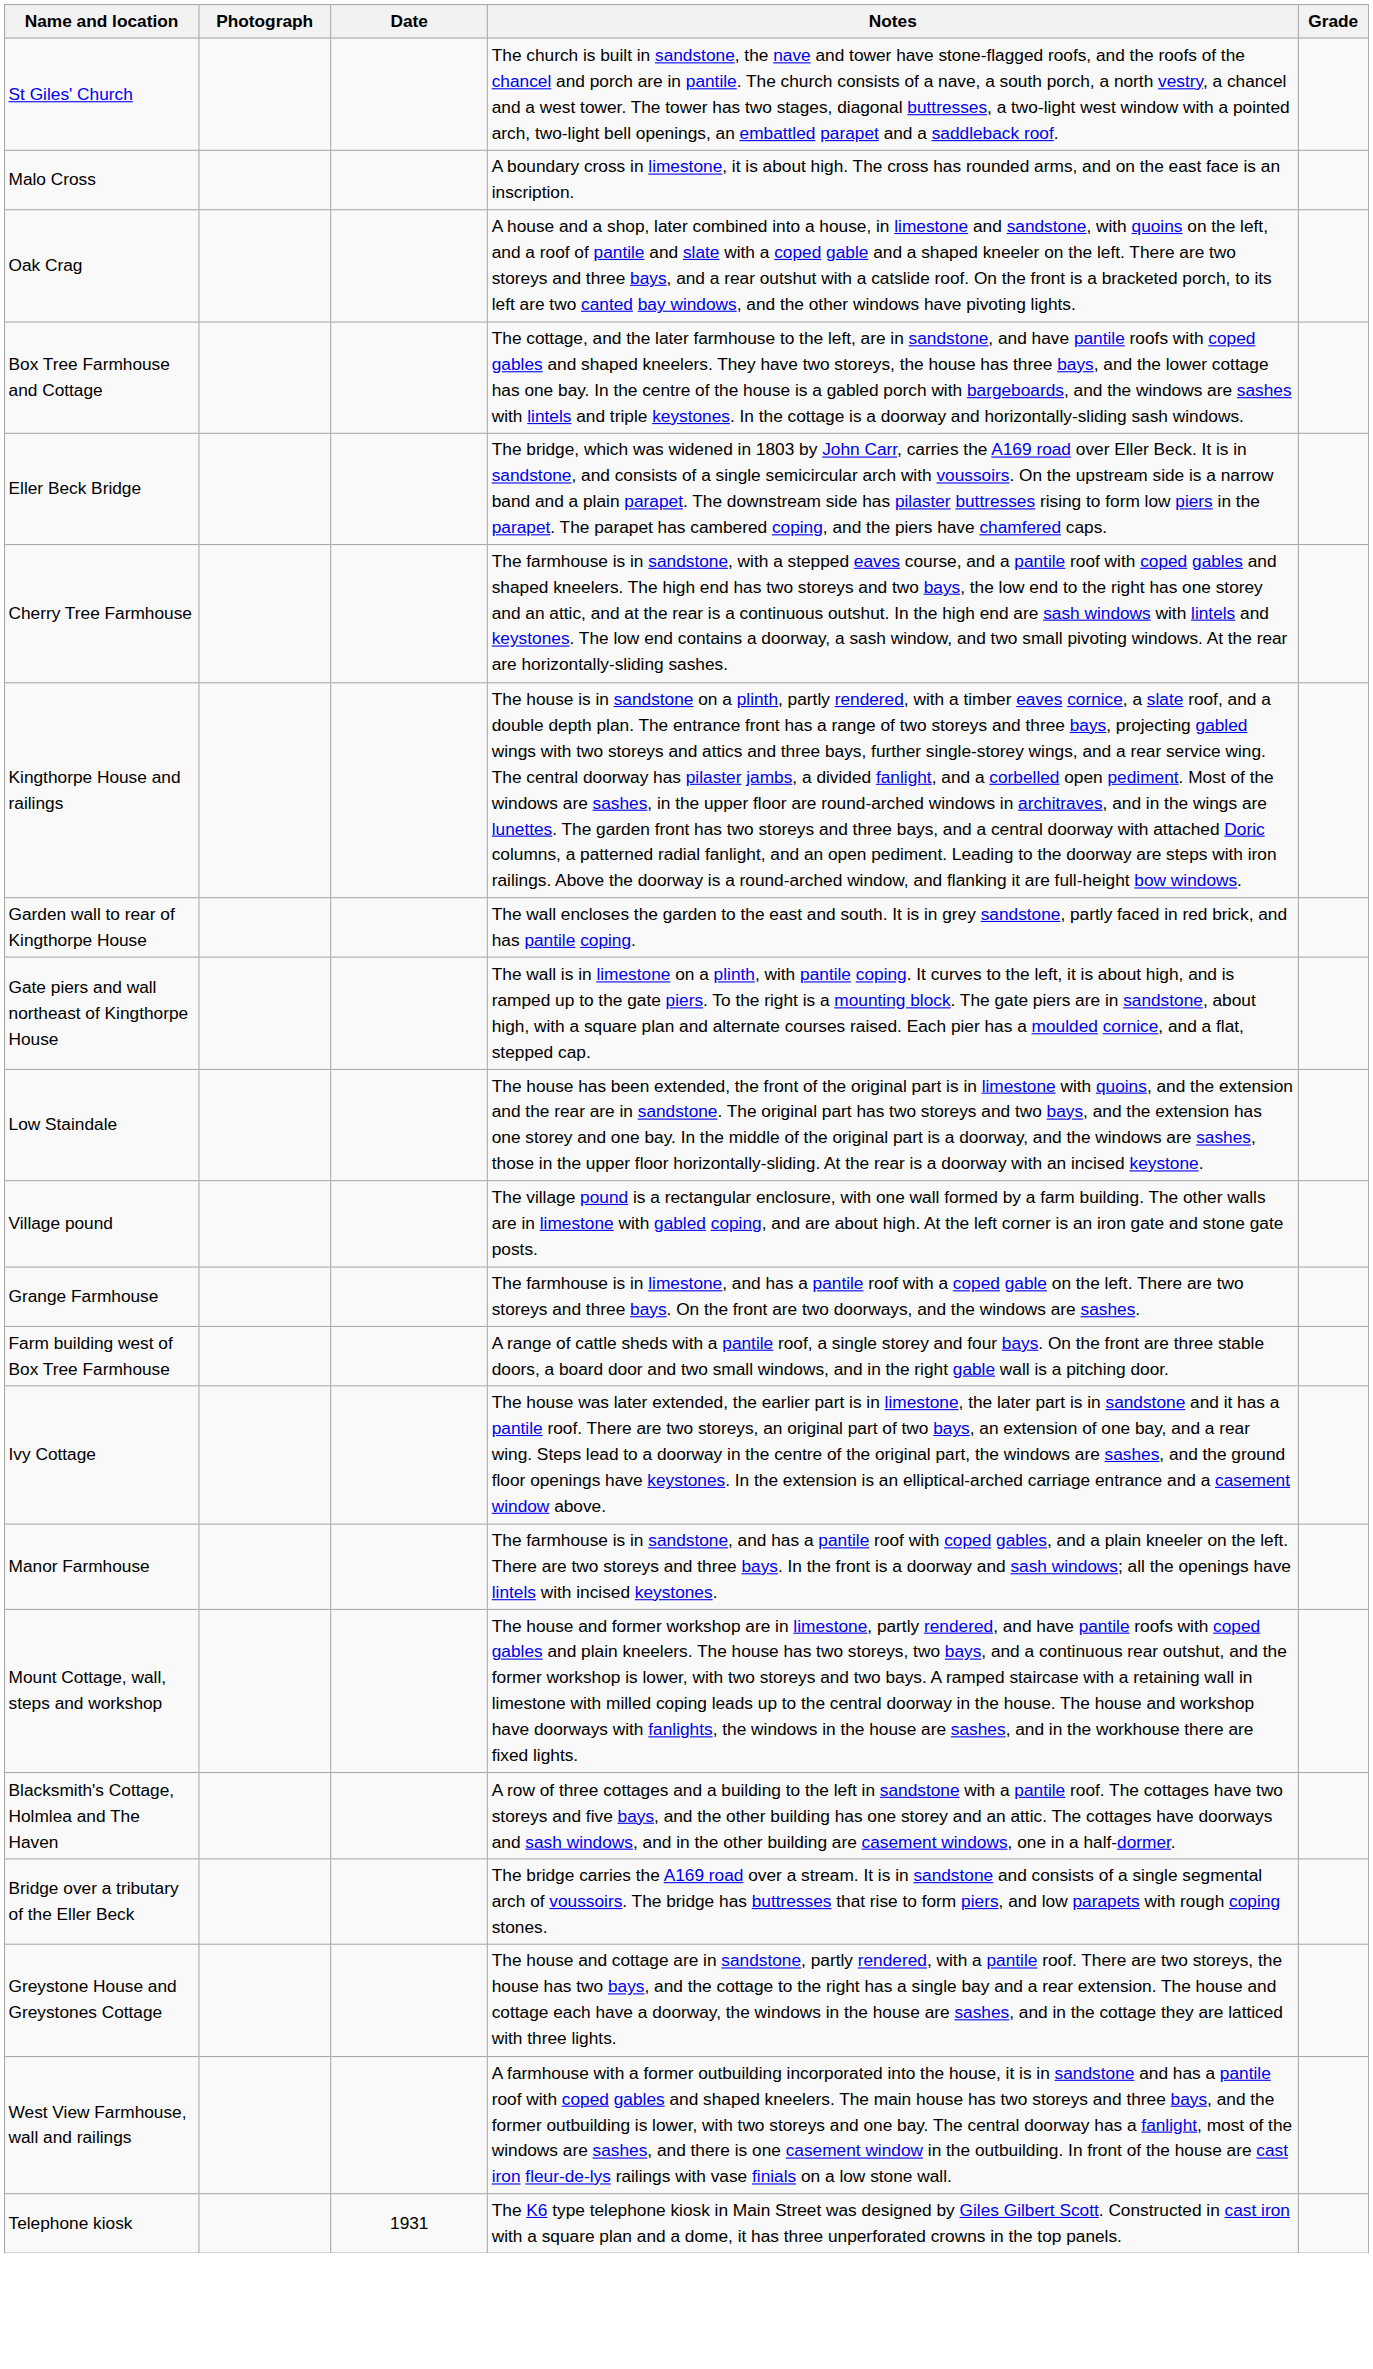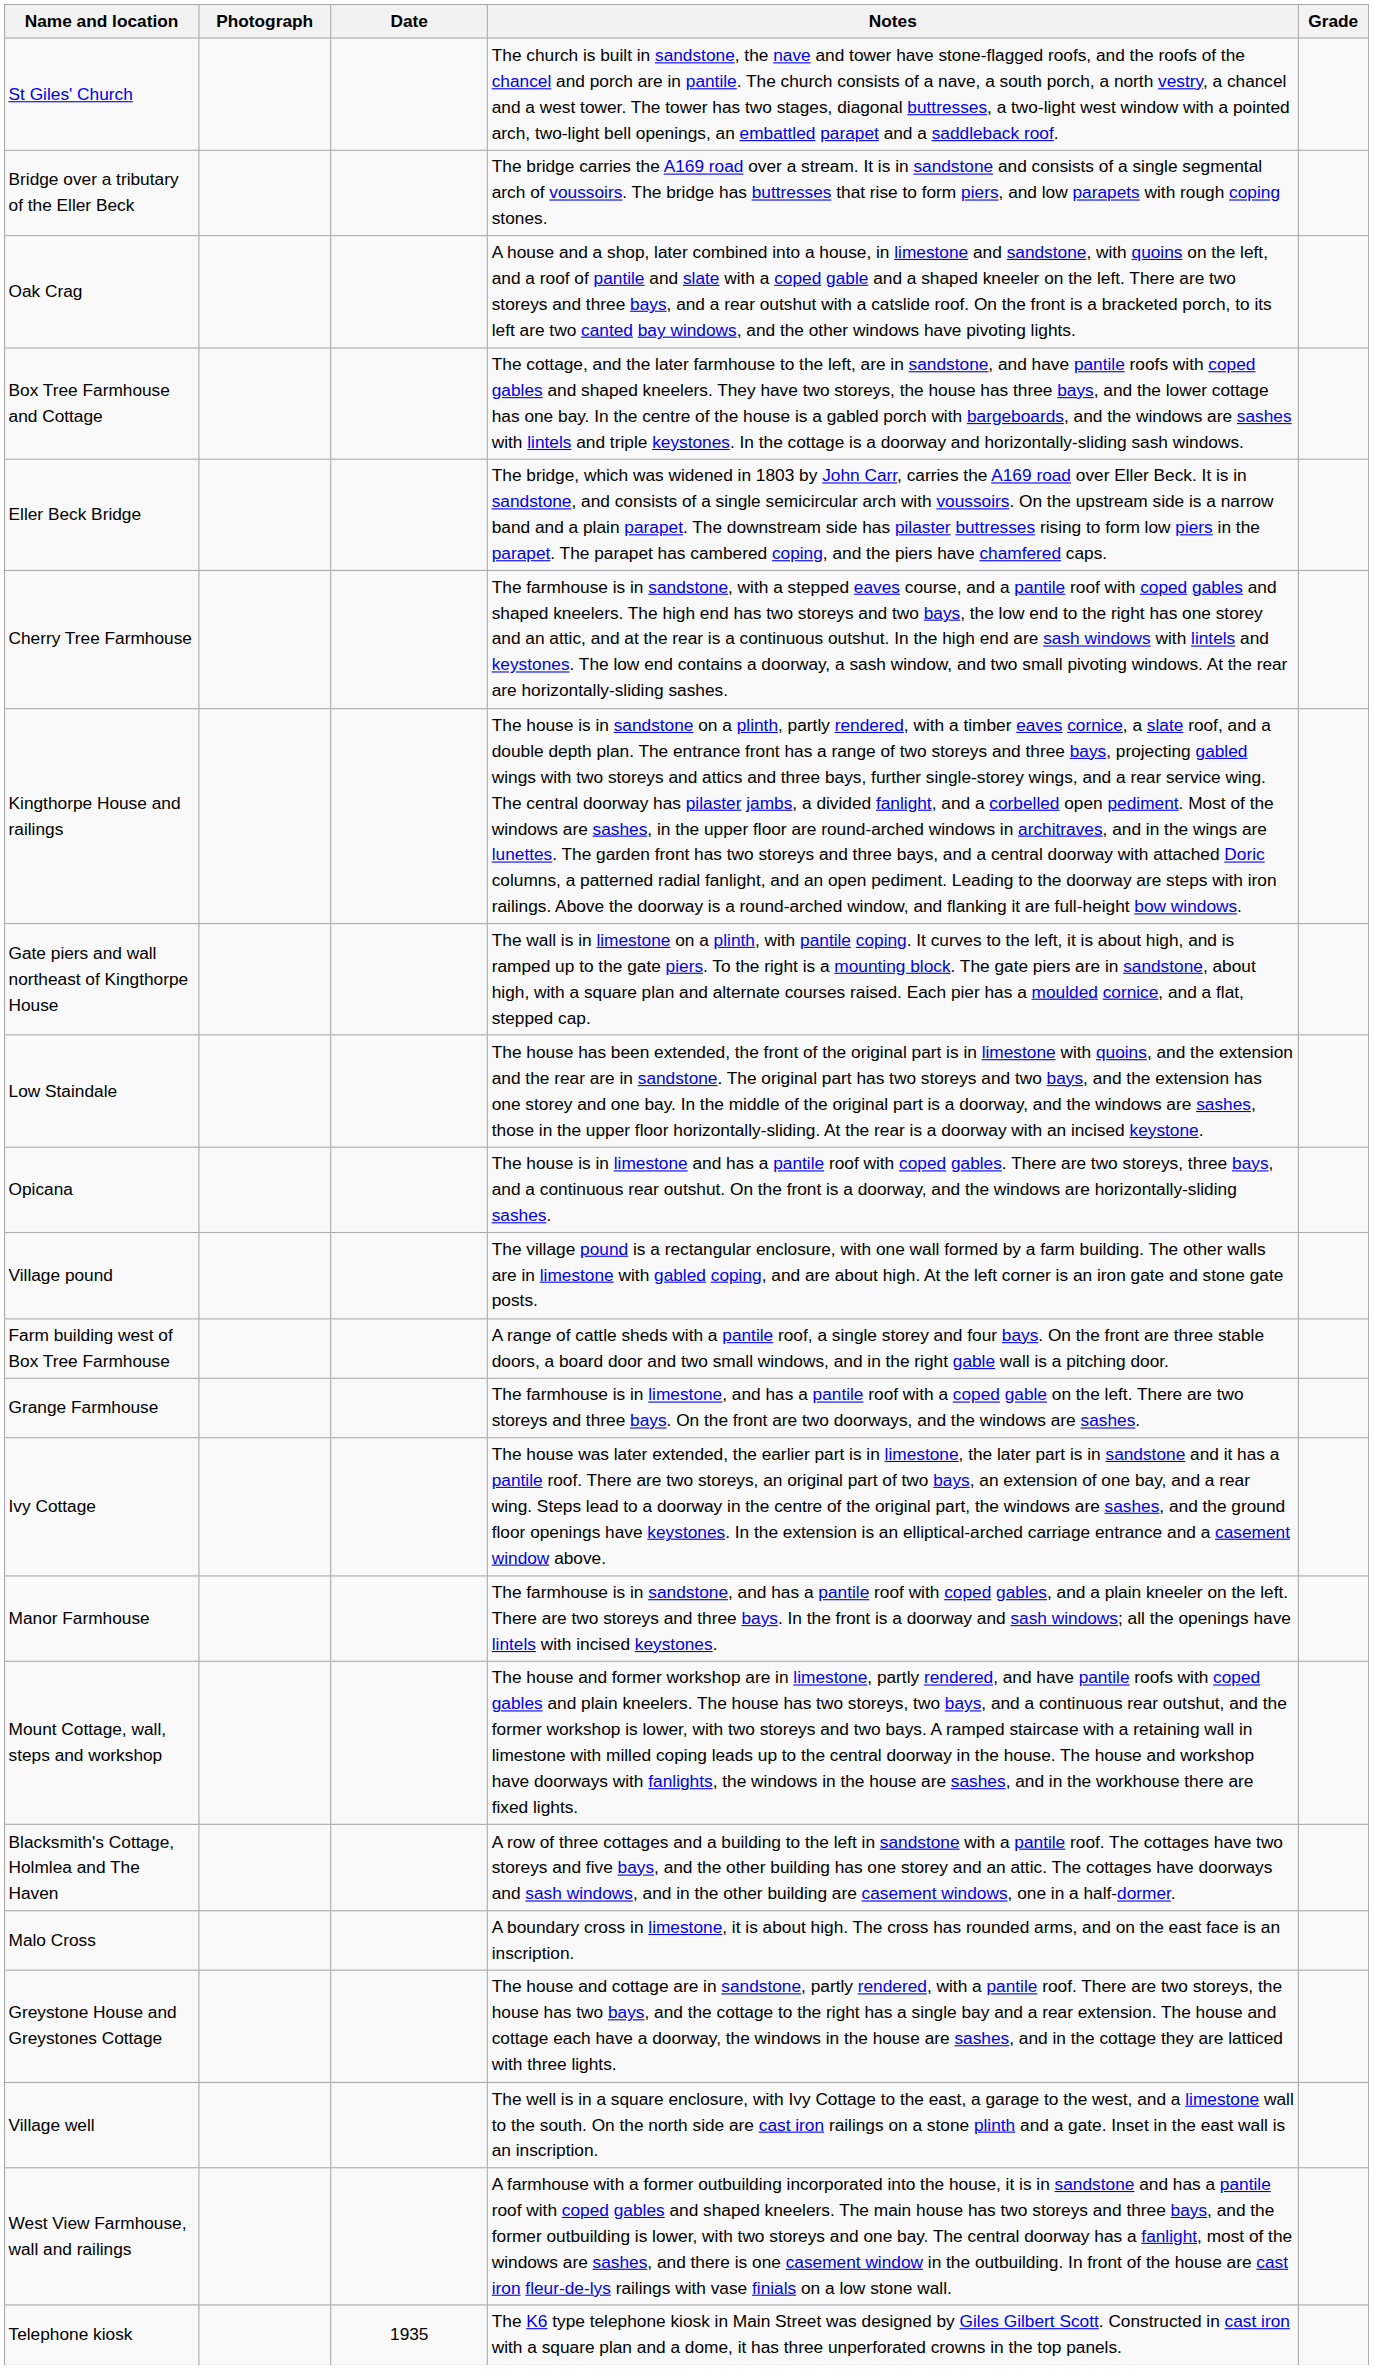rows swapped: (52, 179) <-> (94, 1901)
- row: (92, 927)
+ row: (41, 1189)
rows swapped: (91, 1356) <-> (83, 1296)
+ row: (52, 2124)
(409, 2223) 1931 -> (409, 2335) 1935
